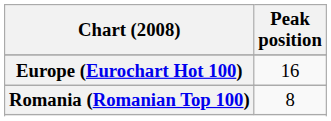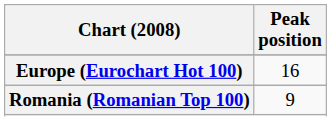(290, 99) 8 -> (290, 99) 9
